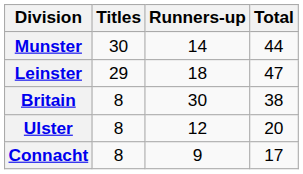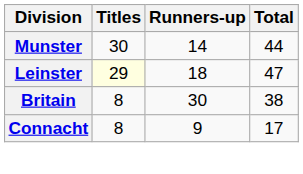(119, 73) no background -> (119, 73) lightyellow background
- row: (48, 127)
